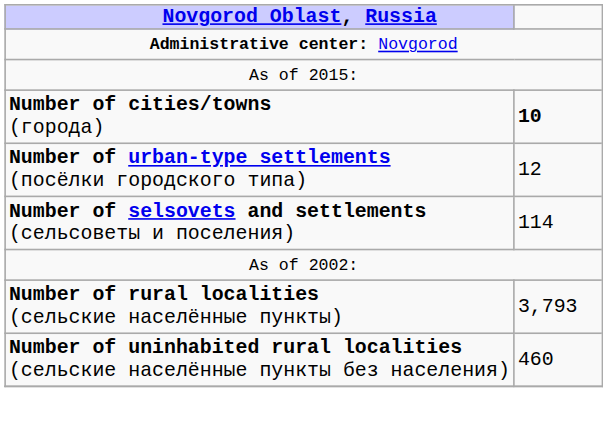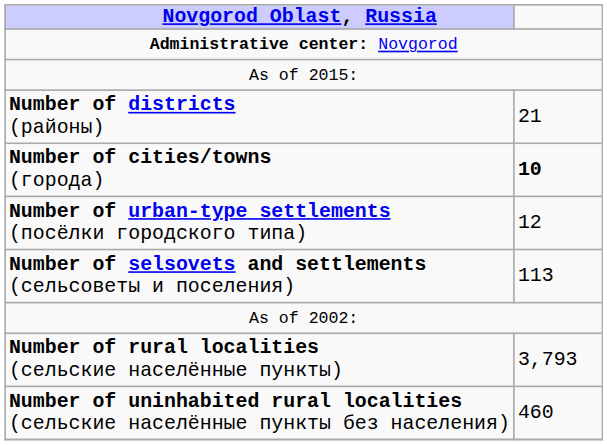+ row: (122, 117)
(536, 223) 114 -> (536, 276) 113
